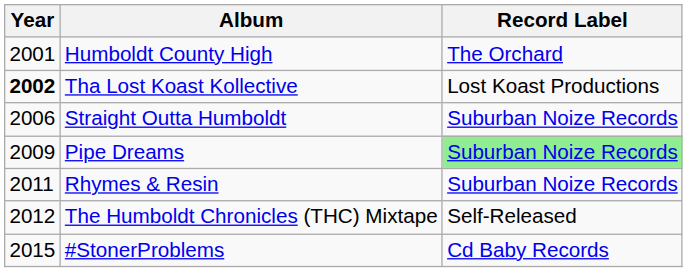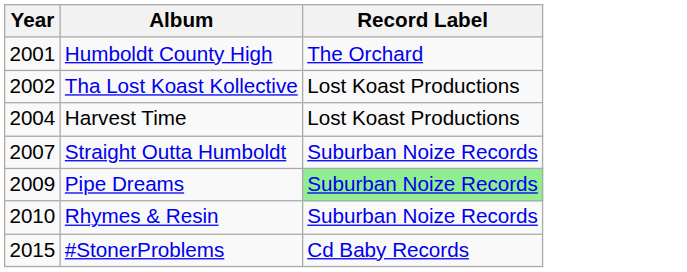(32, 86) bold -> (32, 86) normal
+ row: (126, 119)
(32, 119) 2006 -> (32, 151) 2007
(32, 184) 2011 -> (32, 217) 2010
- row: (251, 217)
